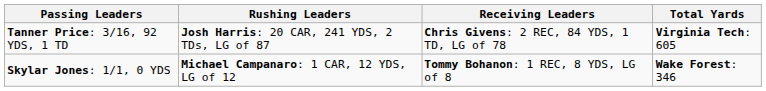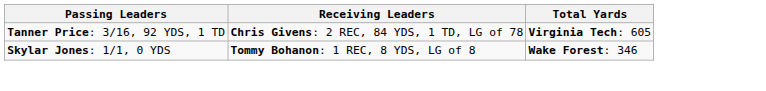- column: (300, 14)
